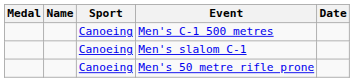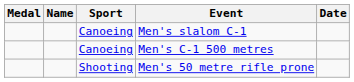rows swapped: (192, 50) <-> (206, 32)
(106, 68) Canoeing -> (106, 68) Shooting
